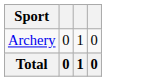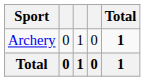+ column: (121, 16)
